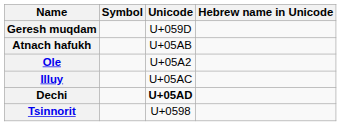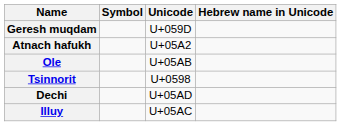(171, 45) U+05AB -> (171, 45) U+05A2
(171, 62) U+05A2 -> (171, 62) U+05AB
rows swapped: (52, 79) <-> (52, 112)
(171, 95) bold -> (171, 95) normal
